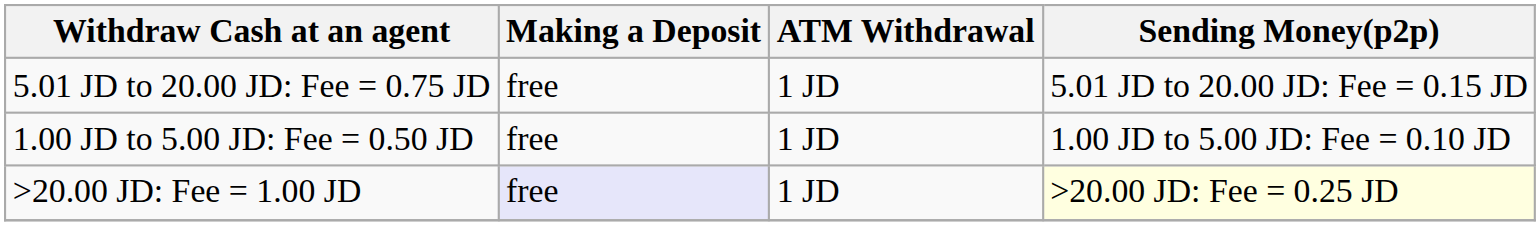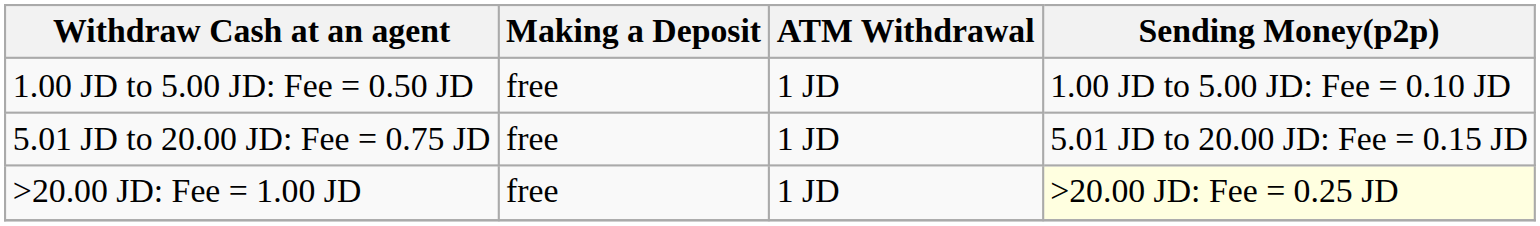rows swapped: (243, 138) <-> (252, 84)
(532, 191) lavender background -> (532, 191) no background
